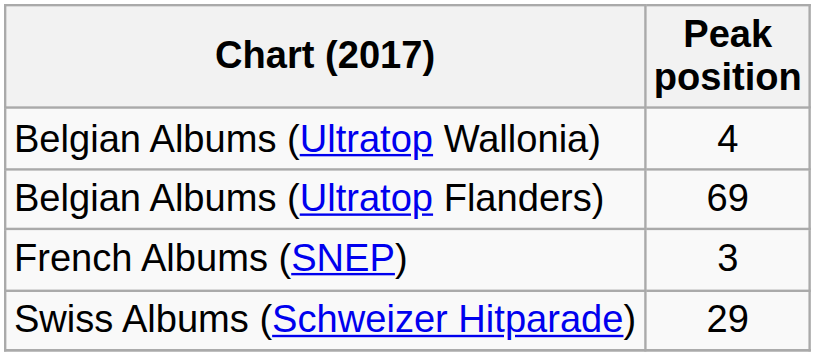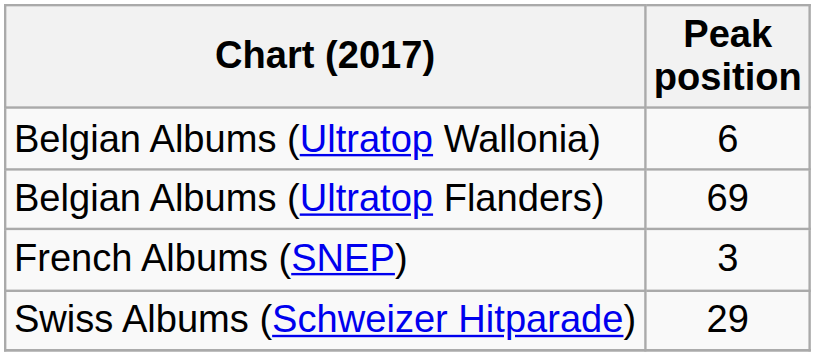(728, 137) 4 -> (728, 137) 6
